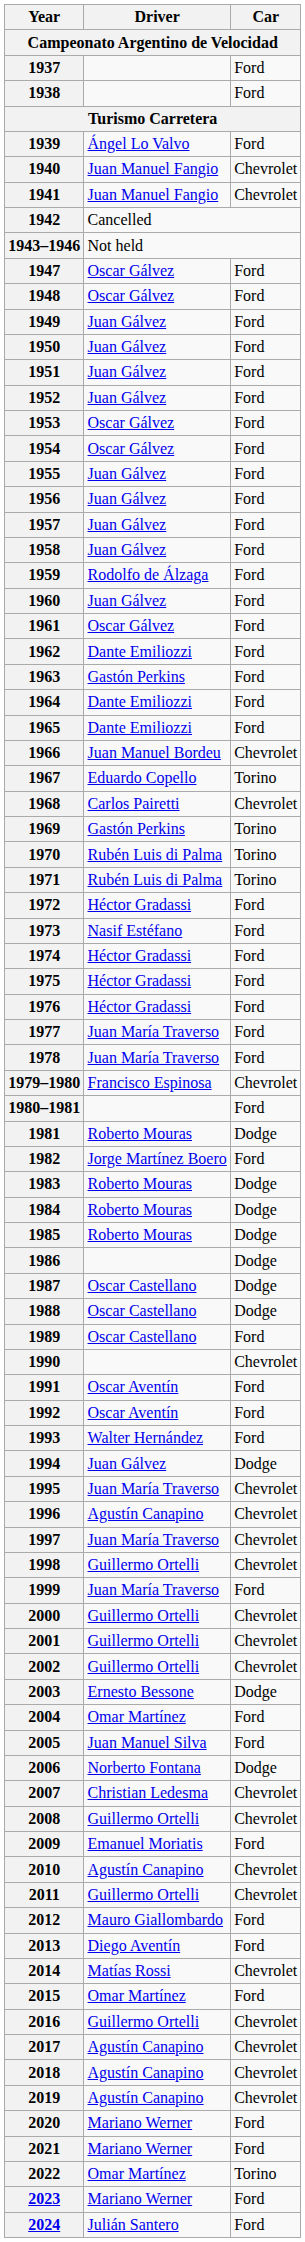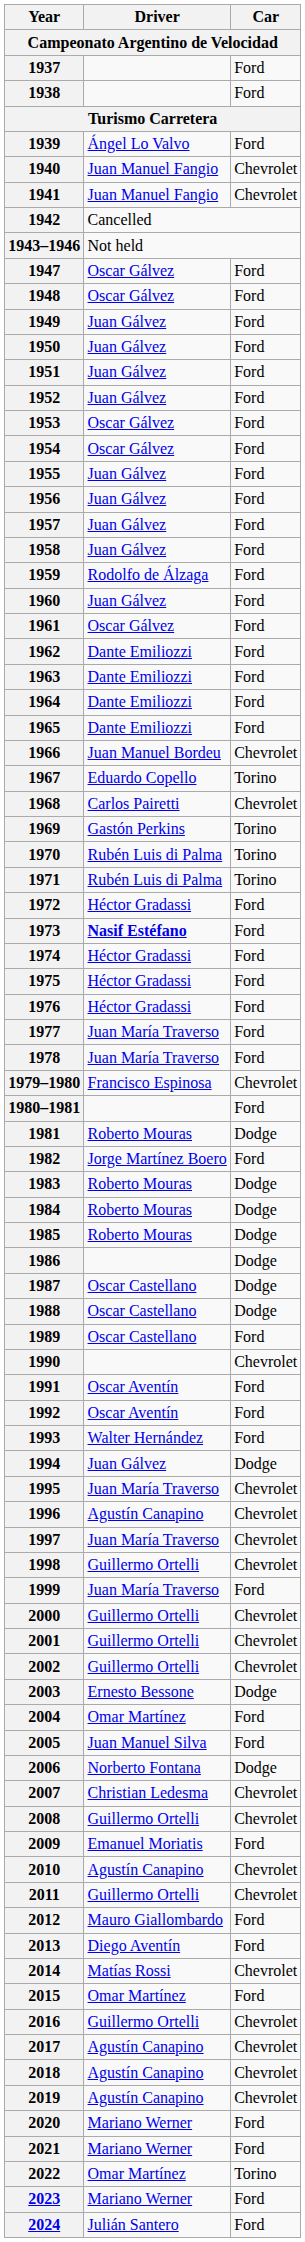(136, 676) Gastón Perkins -> (140, 676) Dante Emiliozzi
(135, 930) normal -> (137, 930) bold
